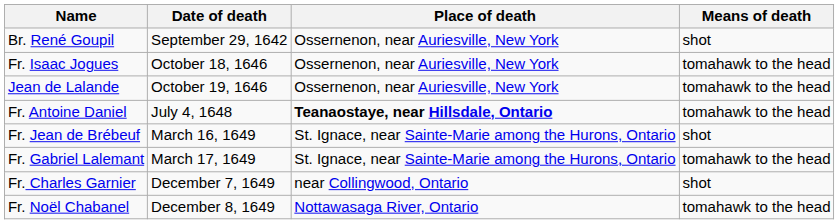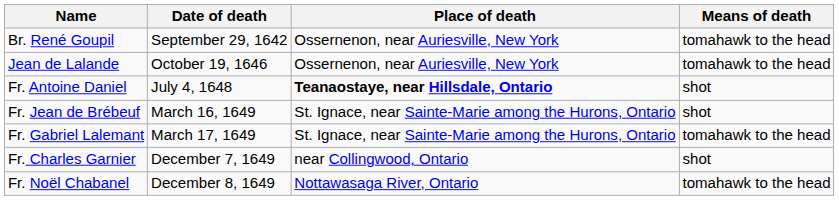(697, 40) shot -> (756, 40) tomahawk to the head
- row: (63, 64)
(756, 111) tomahawk to the head -> (697, 87) shot
